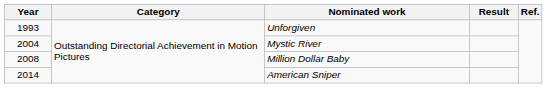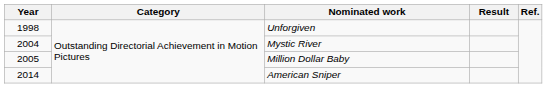(28, 28) 1993 -> (28, 28) 1998
(28, 59) 2008 -> (28, 59) 2005
